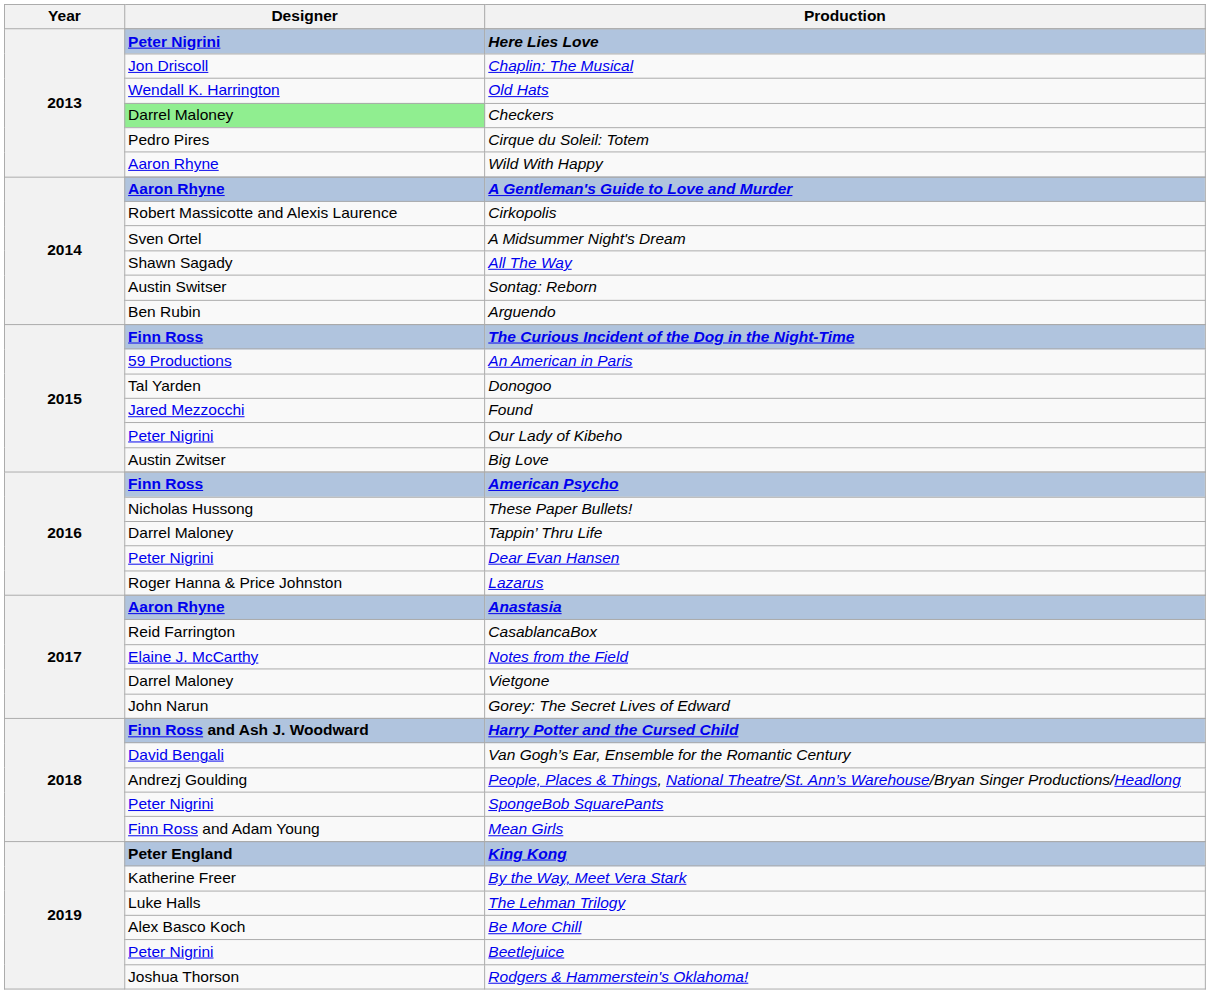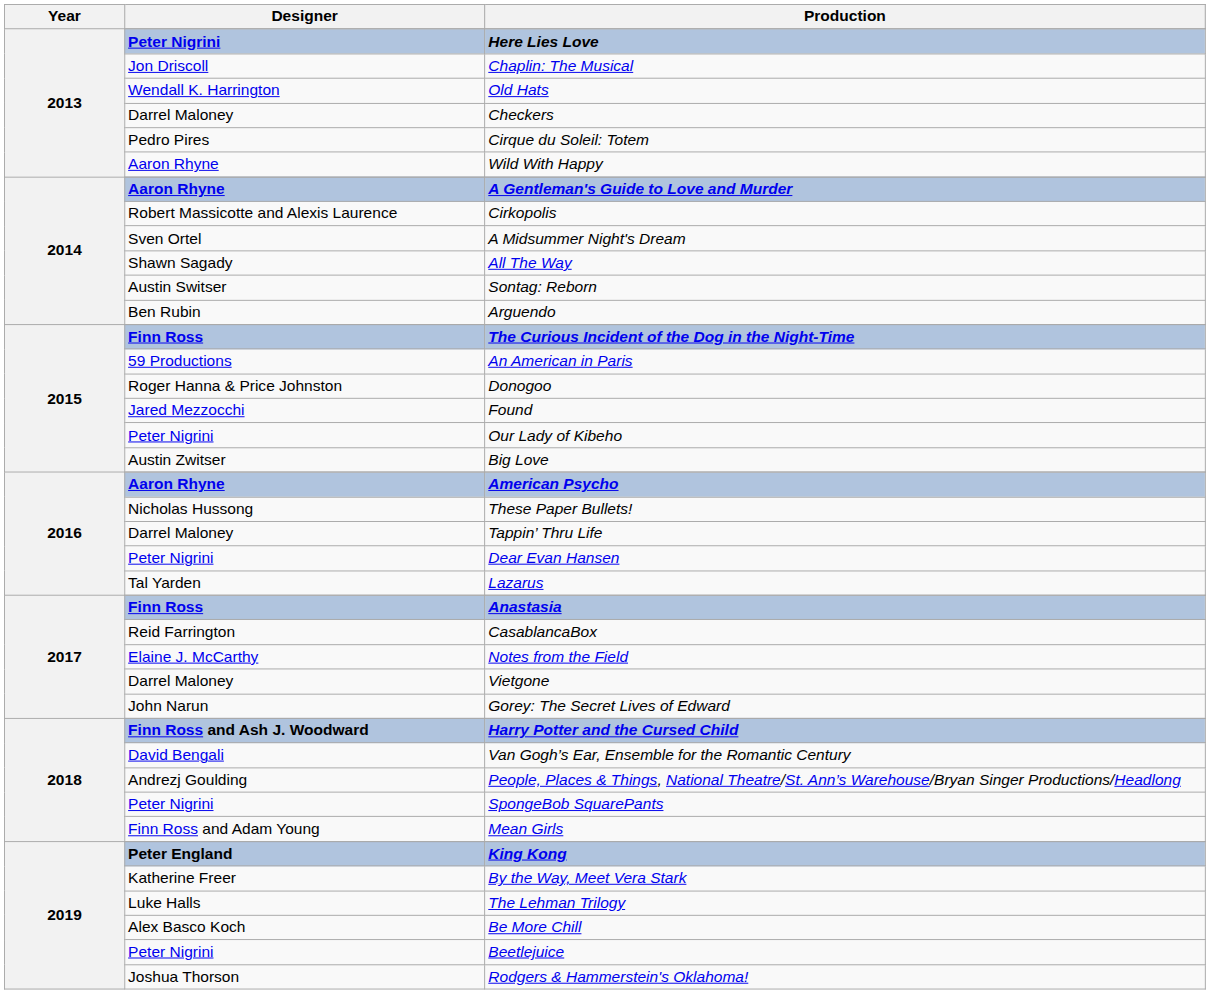(181, 115) lightgreen background -> (181, 115) no background
(164, 386) Tal Yarden -> (235, 386) Roger Hanna & Price Johnston
(166, 484) Finn Ross -> (176, 484) Aaron Rhyne
(235, 582) Roger Hanna & Price Johnston -> (164, 582) Tal Yarden
(176, 607) Aaron Rhyne -> (166, 607) Finn Ross
